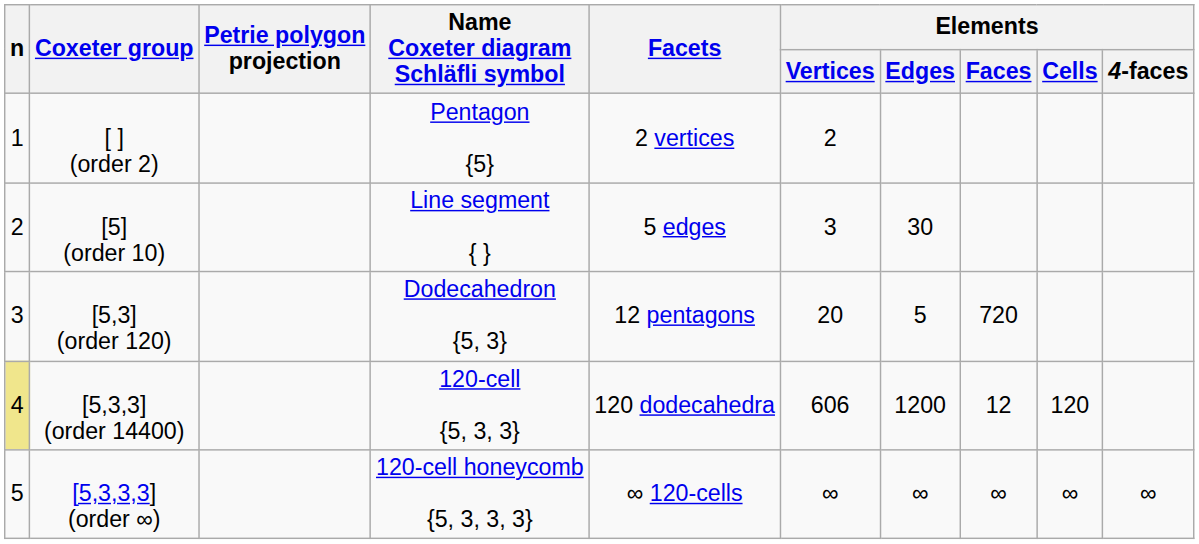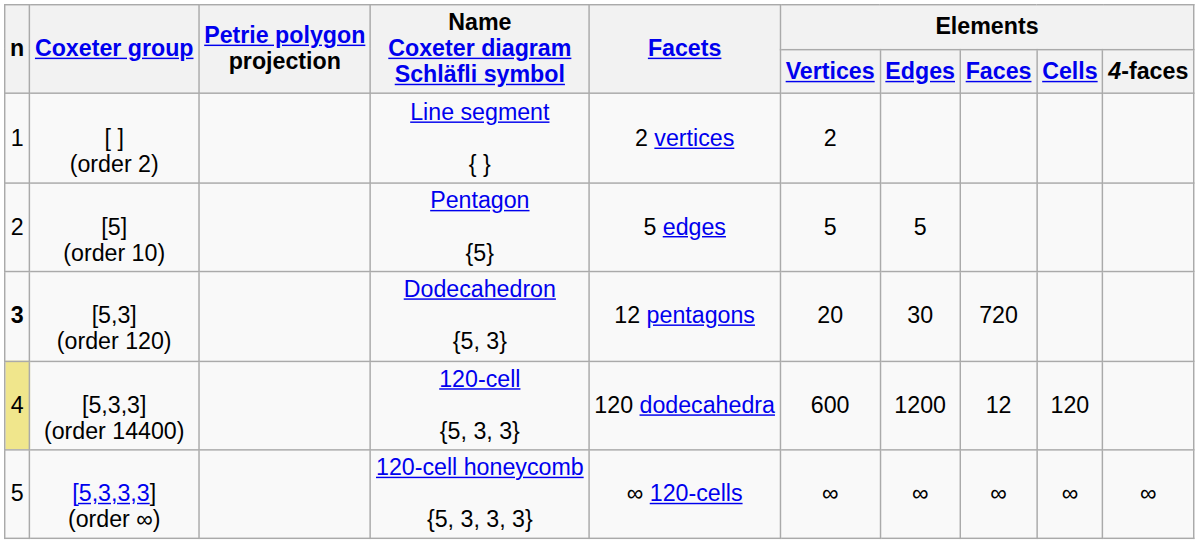(480, 137) Pentagon {5} -> (480, 137) Line segment { }
(480, 226) Line segment { } -> (480, 226) Pentagon {5}
(830, 226) 3 -> (830, 226) 5
(920, 226) 30 -> (920, 226) 5
(17, 315) normal -> (17, 315) bold
(920, 315) 5 -> (920, 315) 30
(830, 404) 606 -> (830, 404) 600
